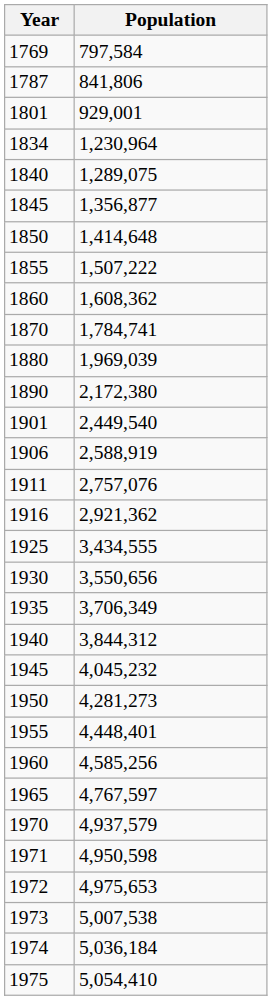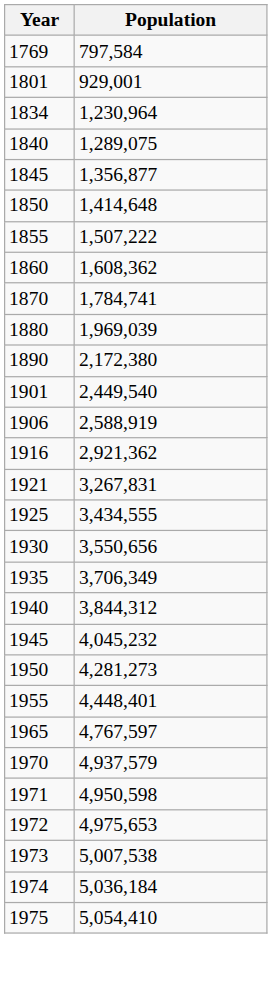- row: (29, 81)
- row: (28, 484)
+ row: (29, 484)
- row: (29, 762)
